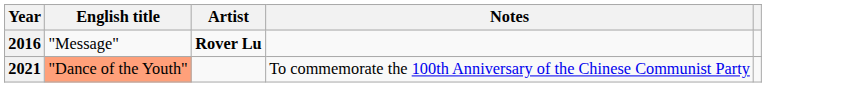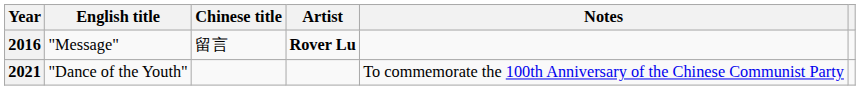+ column: (239, 17)
(118, 69) lightsalmon background -> (118, 72) no background
